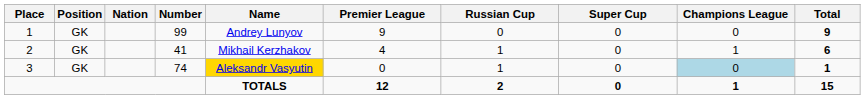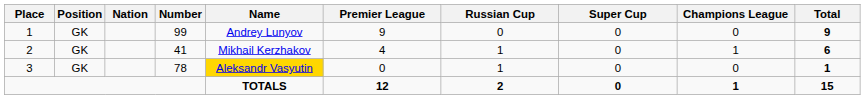(180, 68) 74 -> (180, 68) 78
(736, 68) lightblue background -> (736, 68) no background
